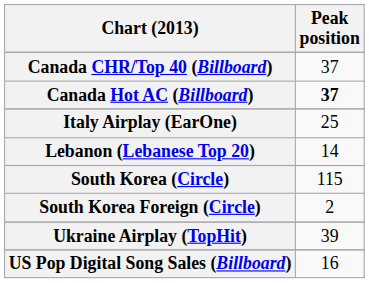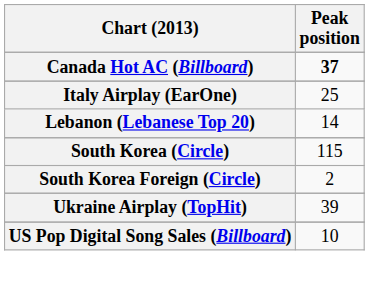- row: (150, 66)
(330, 263) 16 -> (330, 235) 10
